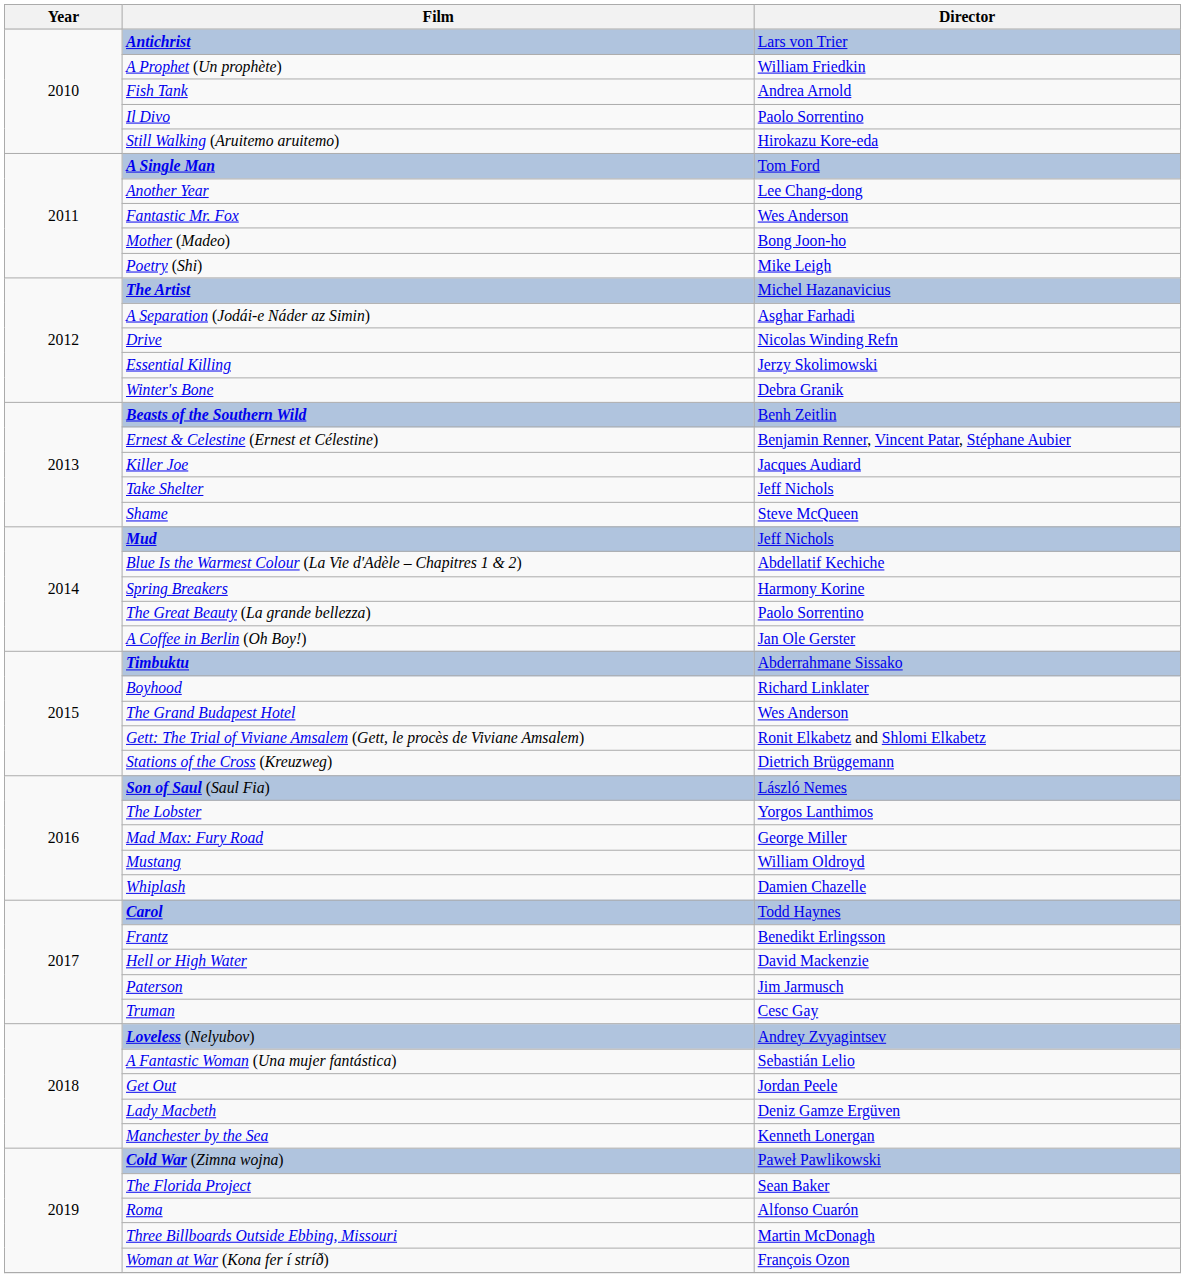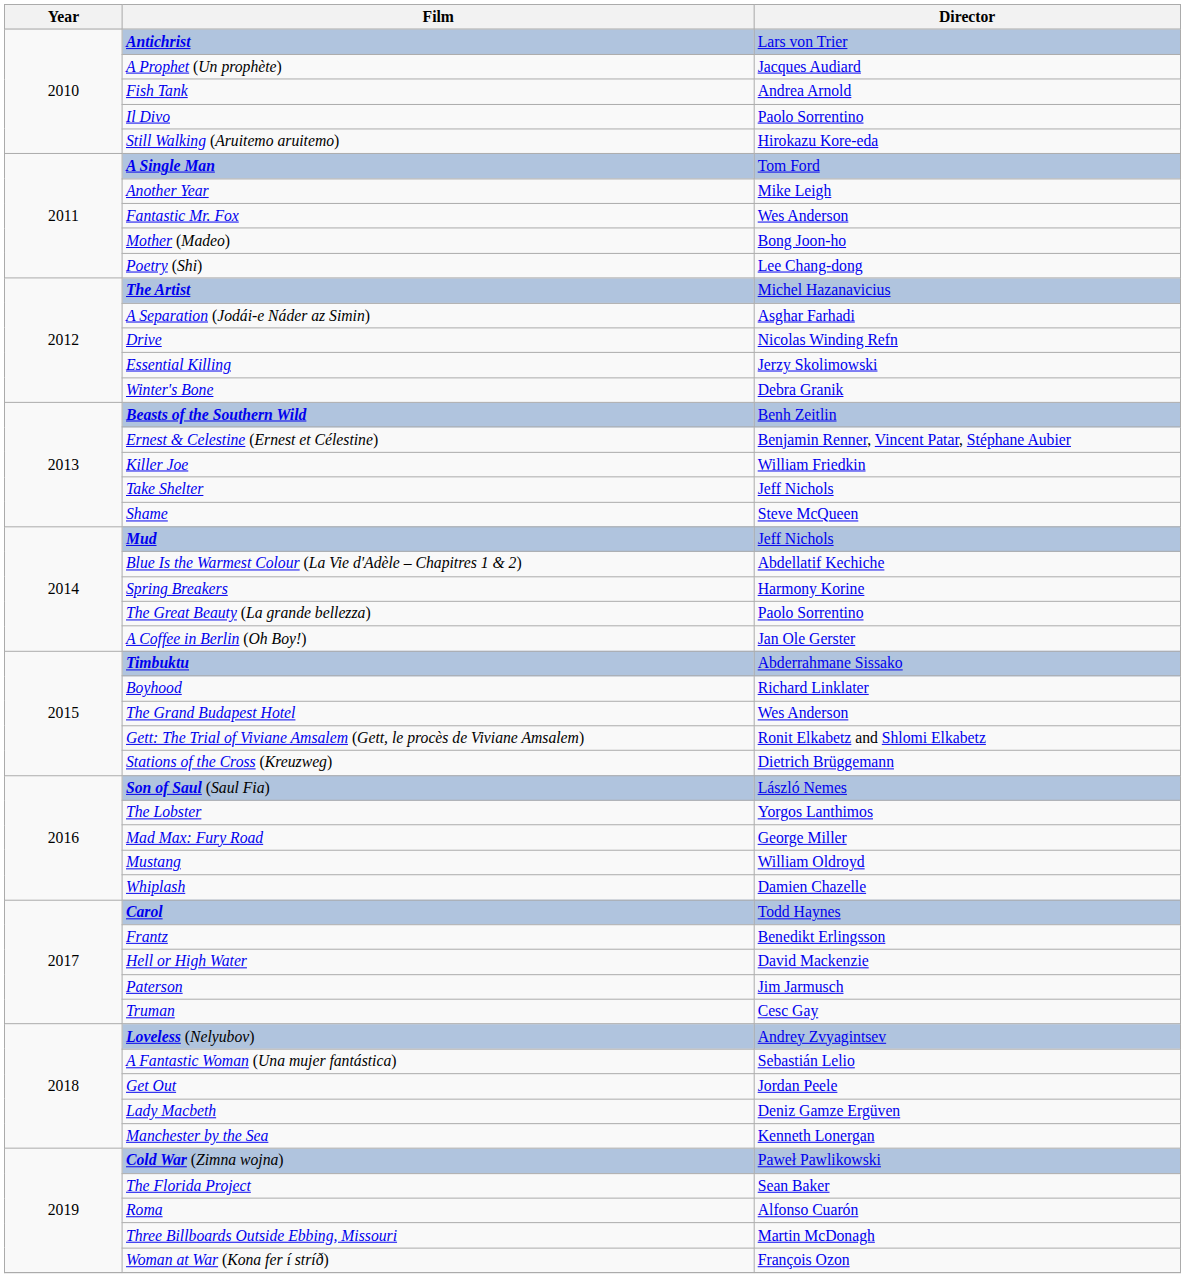(812, 66) William Friedkin -> (809, 66) Jacques Audiard
(810, 191) Lee Chang-dong -> (794, 191) Mike Leigh
(794, 265) Mike Leigh -> (810, 265) Lee Chang-dong
(809, 464) Jacques Audiard -> (812, 464) William Friedkin
